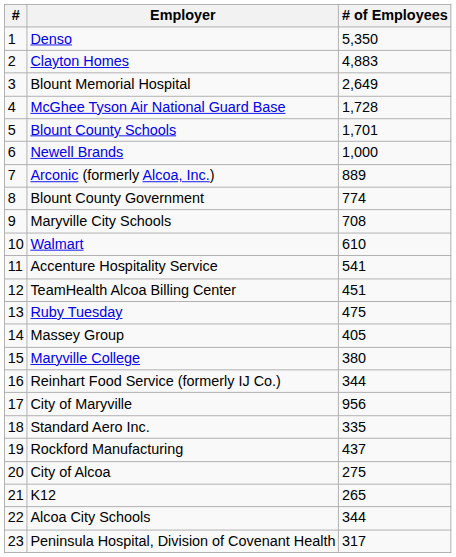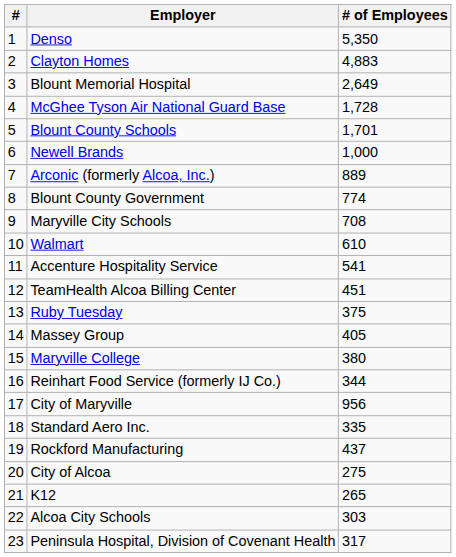(354, 312) 475 -> (354, 312) 375
(354, 518) 344 -> (354, 518) 303
